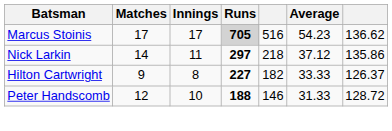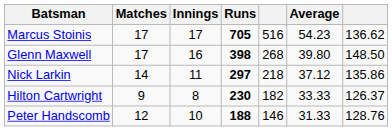(240, 34) lightgrey background -> (240, 34) no background
+ row: (49, 55)
(240, 75) 227 -> (240, 95) 230
(365, 95) 128.72 -> (365, 116) 128.76
